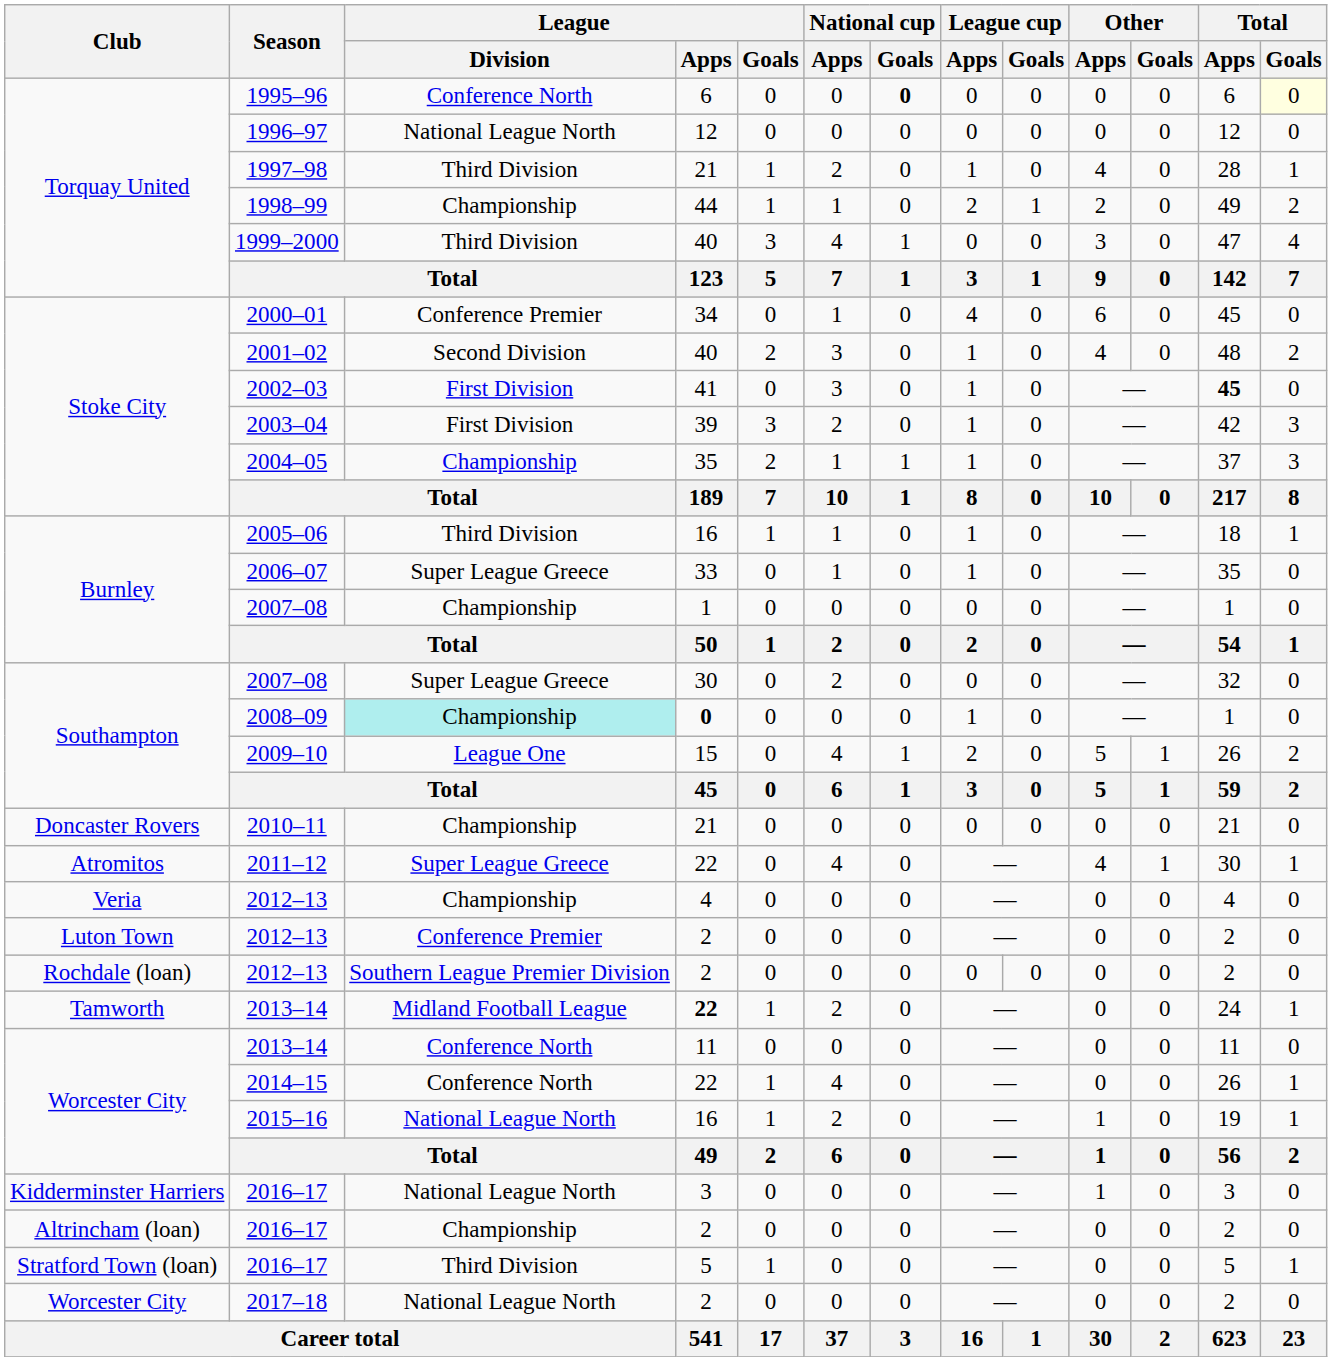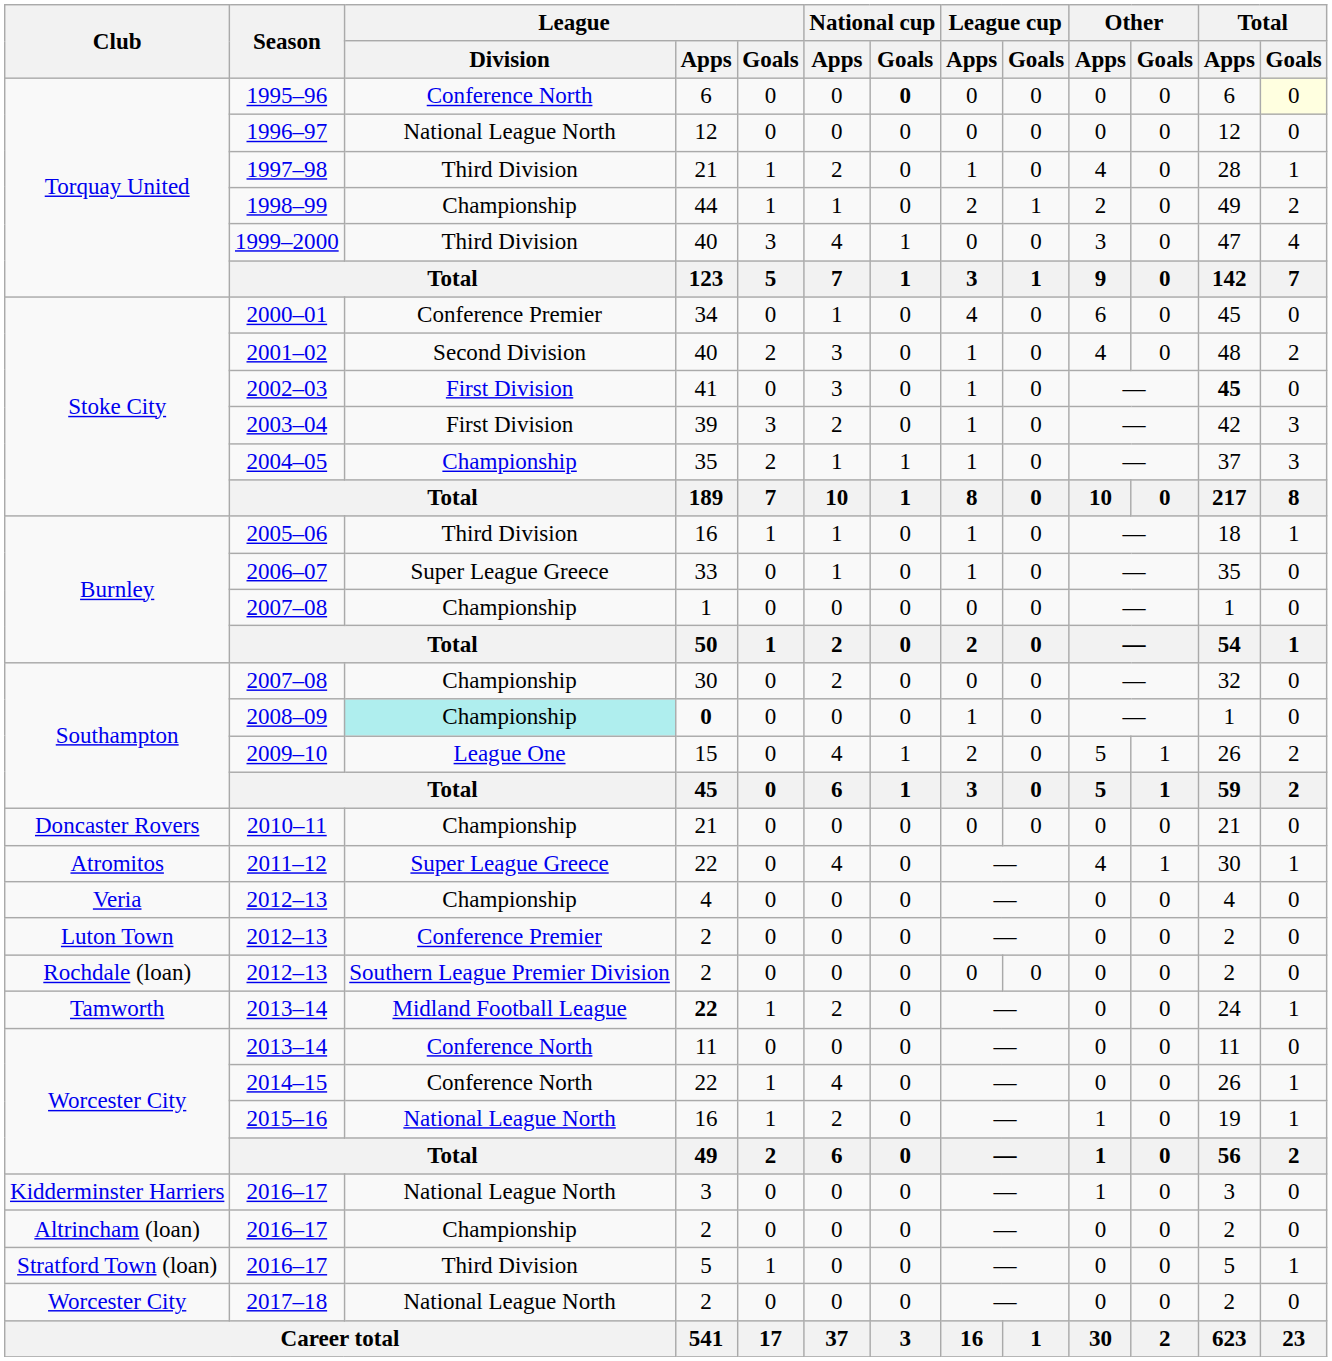(510, 680) Super League Greece -> (510, 680) Championship
